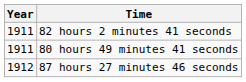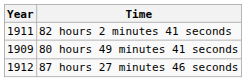(20, 49) 1911 -> (20, 49) 1909
